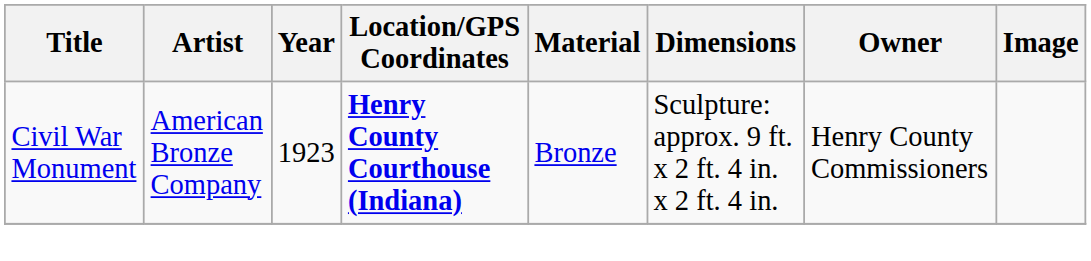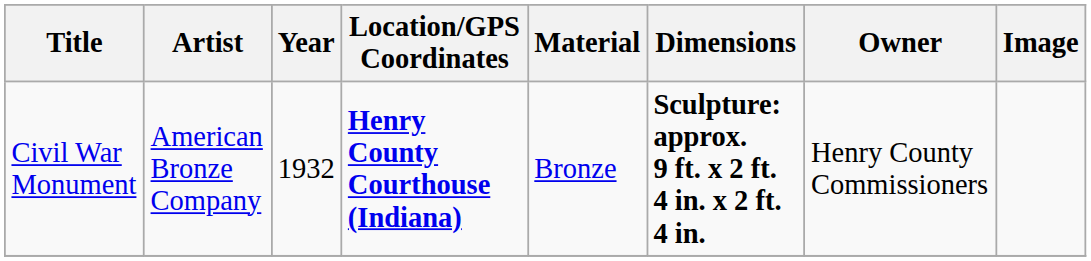(306, 152) 1923 -> (306, 168) 1932
(723, 152) normal -> (717, 168) bold
